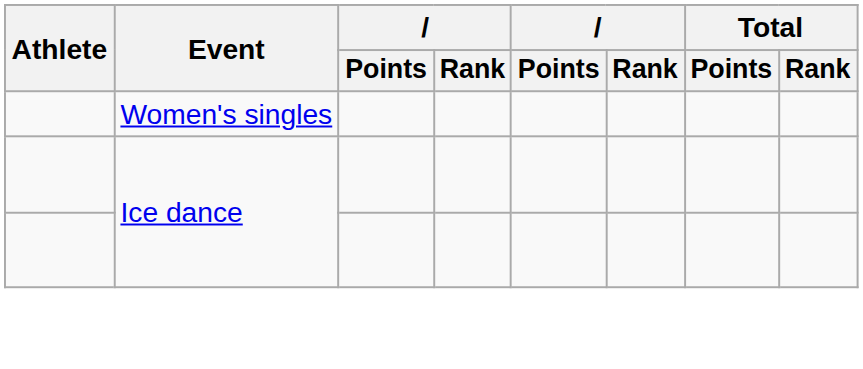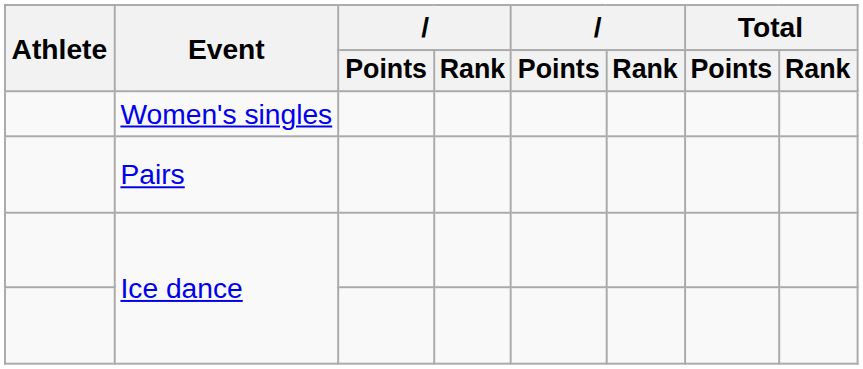+ row: (59, 175)
